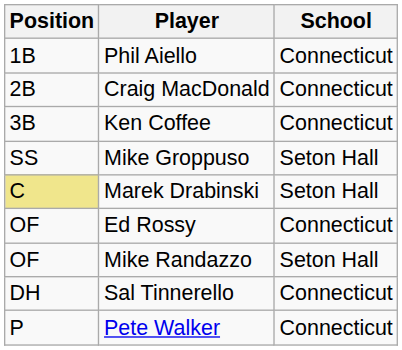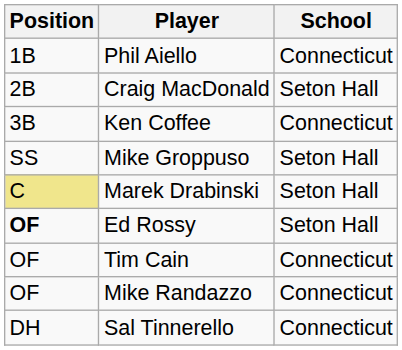(336, 89) Connecticut -> (329, 89) Seton Hall
(24, 225) normal -> (24, 225) bold
(336, 225) Connecticut -> (329, 225) Seton Hall
+ row: (147, 259)
(329, 259) Seton Hall -> (336, 293) Connecticut
- row: (162, 327)
